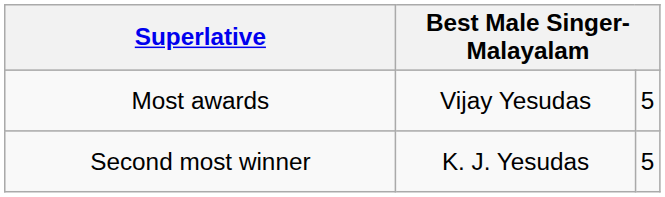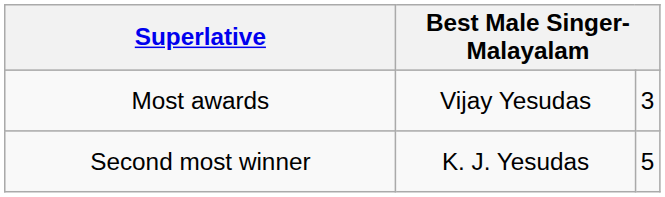(648, 100) 5 -> (648, 100) 3
